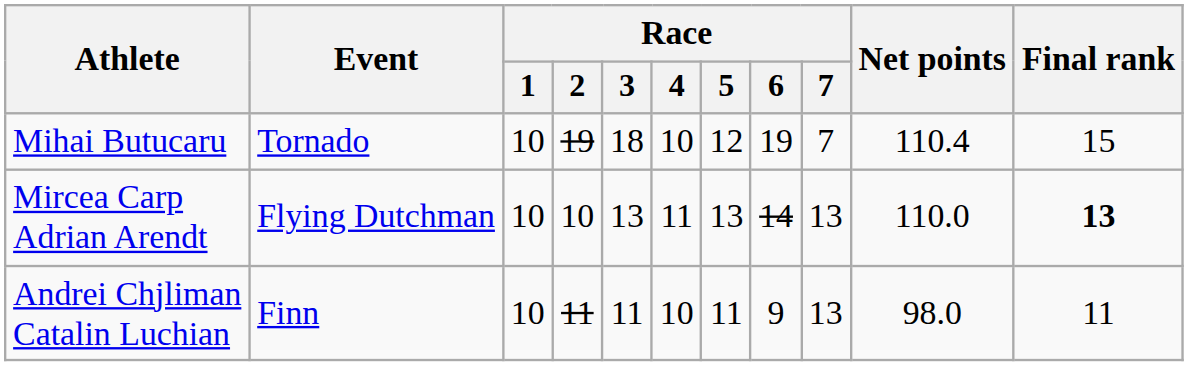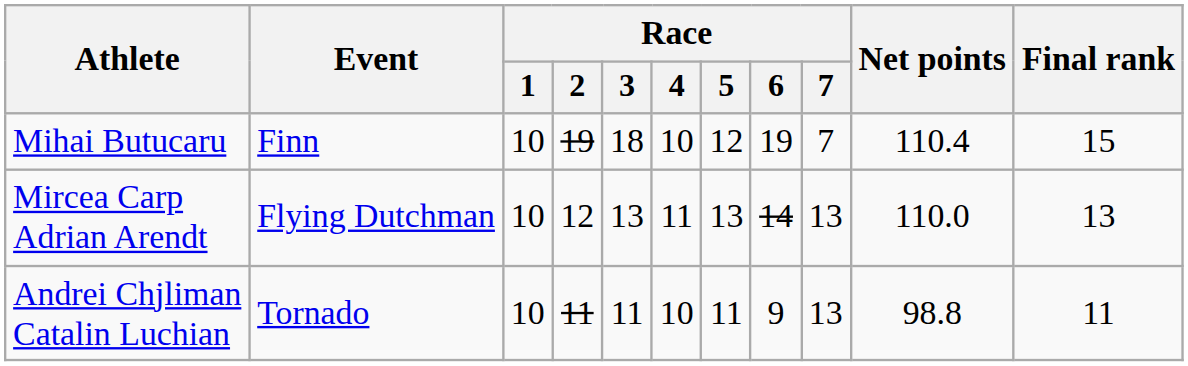(313, 141) Tornado -> (288, 141) Finn
(577, 217) 10 -> (577, 217) 12
(1098, 217) bold -> (1098, 217) normal
(288, 312) Finn -> (313, 312) Tornado
(932, 312) 98.0 -> (932, 312) 98.8
